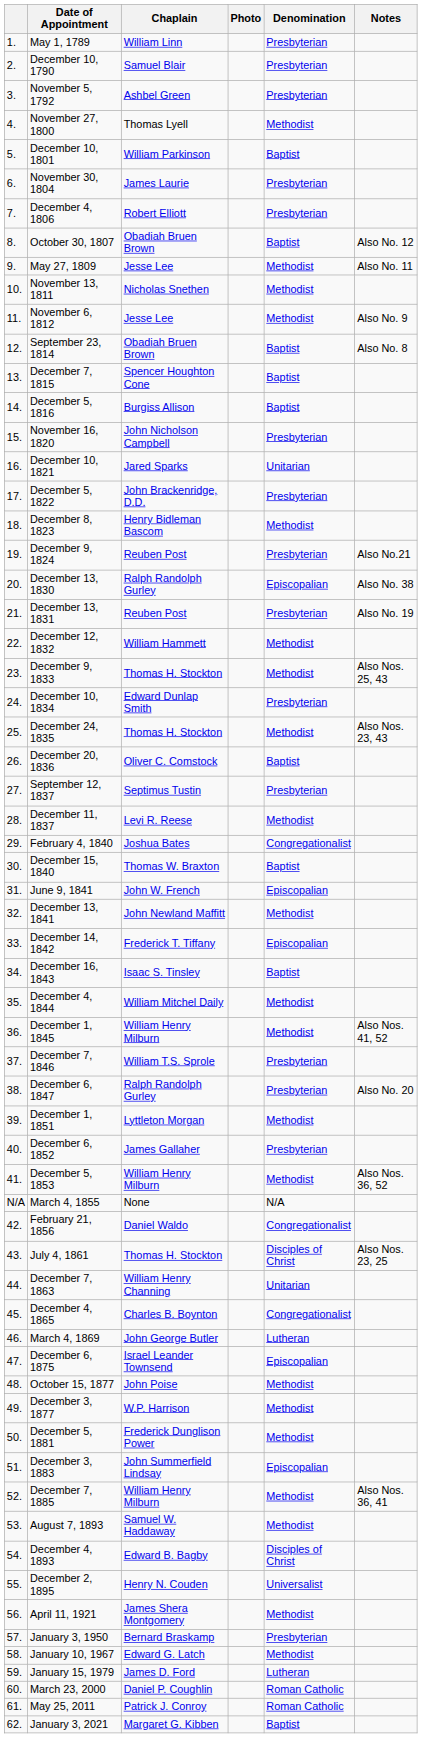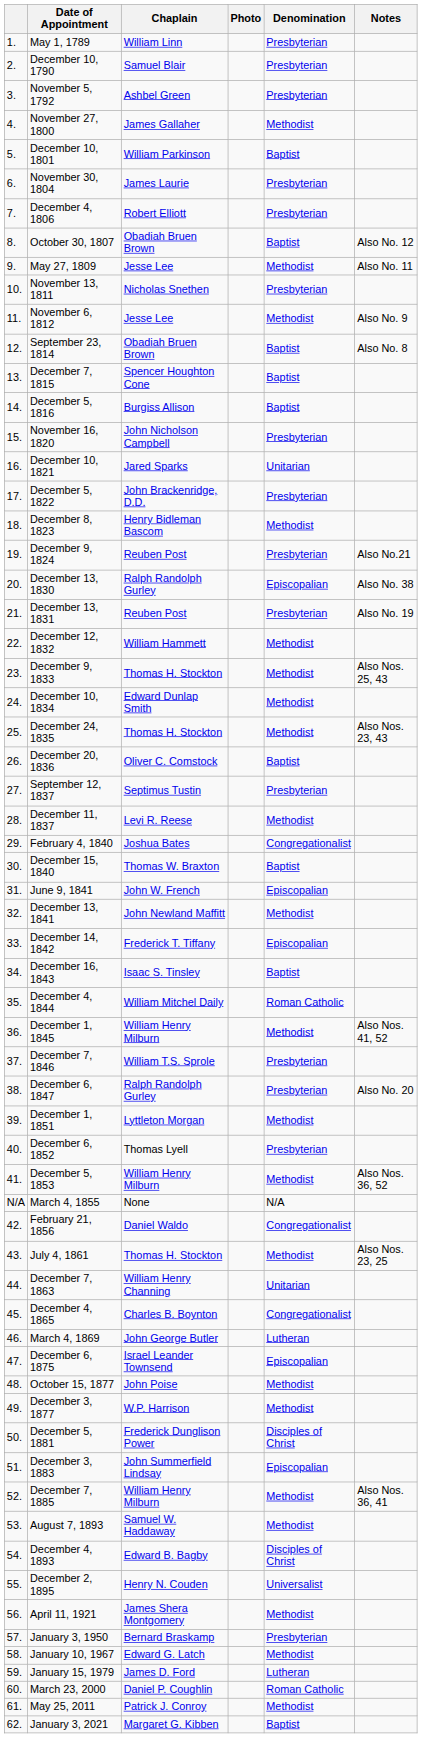(156, 124) Thomas Lyell -> (162, 124) James Gallaher
(290, 289) Methodist -> (297, 289) Presbyterian
(297, 702) Presbyterian -> (290, 702) Methodist
(290, 1002) Methodist -> (305, 1002) Roman Catholic
(162, 1150) James Gallaher -> (156, 1150) Thomas Lyell
(294, 1255) Disciples of Christ -> (290, 1255) Methodist
(290, 1437) Methodist -> (294, 1437) Disciples of Christ
(305, 1707) Roman Catholic -> (290, 1707) Methodist
